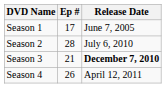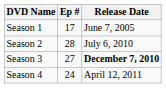(70, 59) 21 -> (70, 59) 27
(70, 75) 26 -> (70, 75) 24
